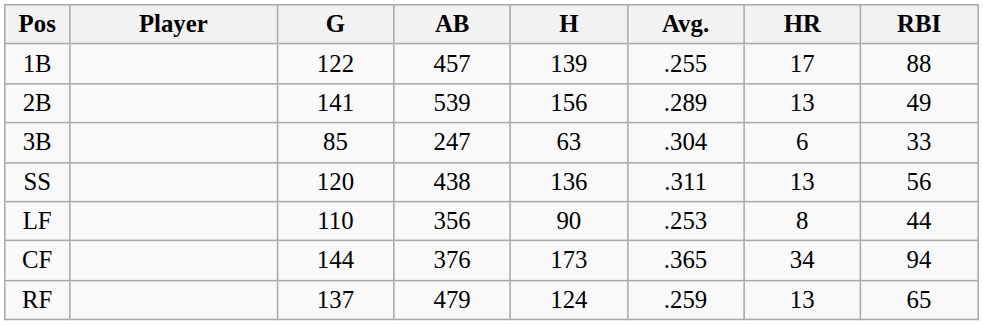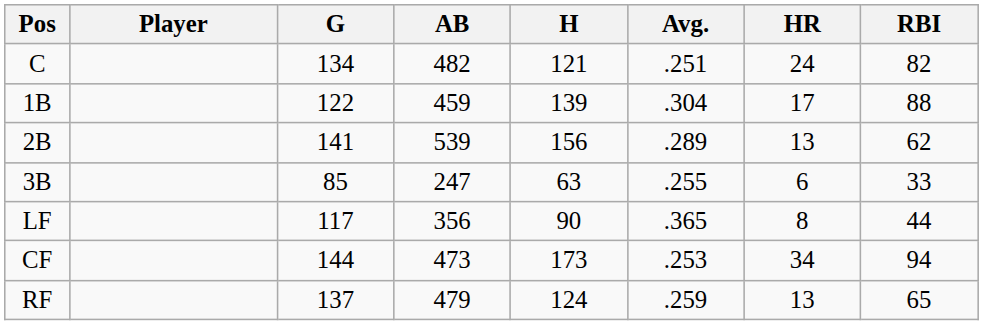+ row: (37, 63)
(452, 63) 457 -> (452, 102) 459
(686, 63) .255 -> (686, 102) .304
(919, 102) 49 -> (919, 142) 62
(686, 142) .304 -> (686, 181) .255
- row: (37, 181)
(335, 220) 110 -> (335, 220) 117
(686, 220) .253 -> (686, 220) .365
(452, 260) 376 -> (452, 260) 473
(686, 260) .365 -> (686, 260) .253
